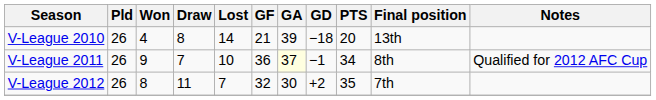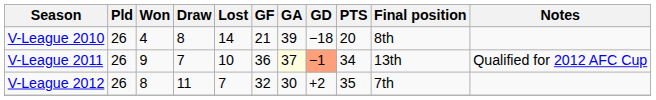(388, 38) 13th -> (384, 38) 8th
(317, 60) no background -> (317, 60) lightsalmon background
(384, 60) 8th -> (388, 60) 13th
